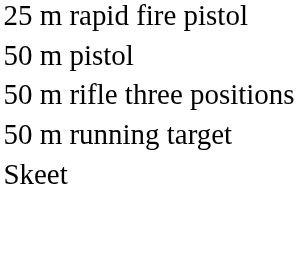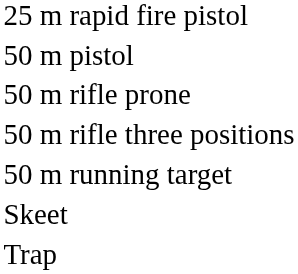+ row: (97, 94)
+ row: (30, 254)
